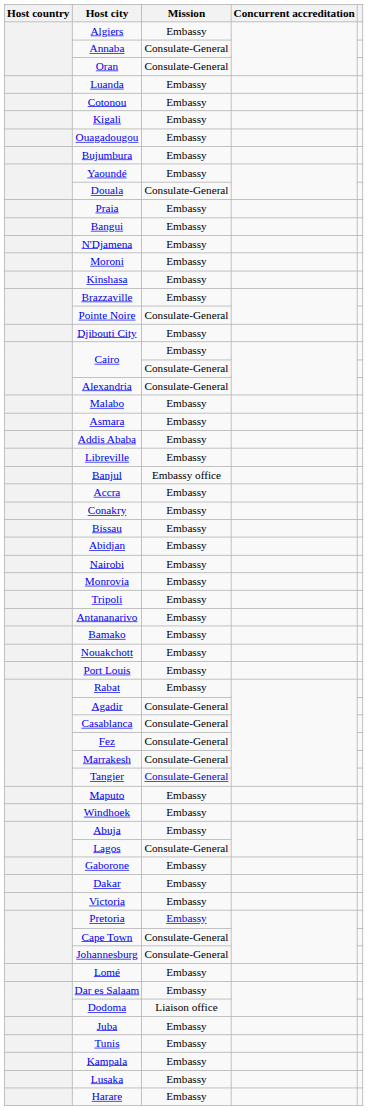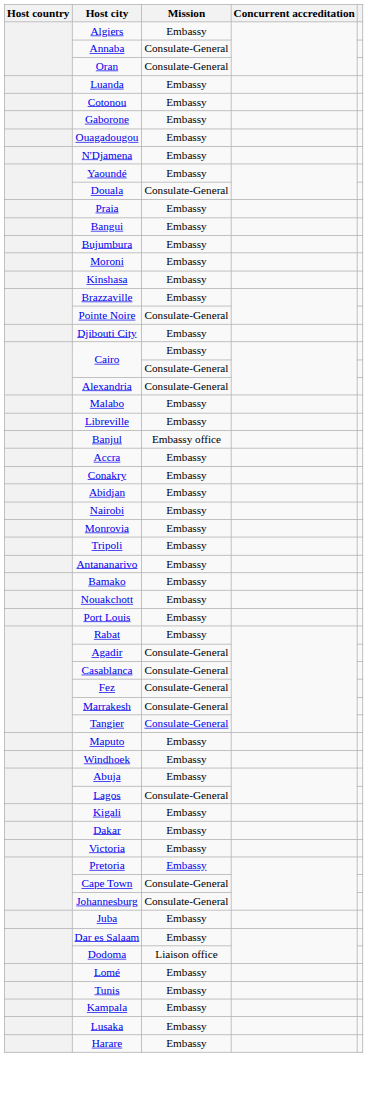rows swapped: (107, 865) <-> (107, 119)
rows swapped: (107, 155) <-> (107, 244)
- row: (107, 421)
- row: (107, 439)
- row: (107, 528)
rows swapped: (107, 1025) <-> (107, 972)
